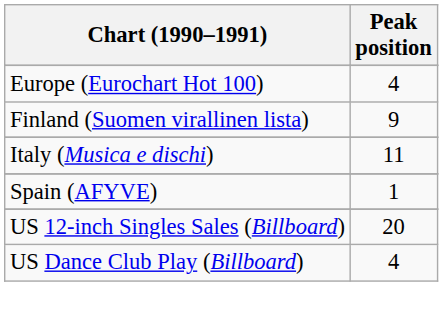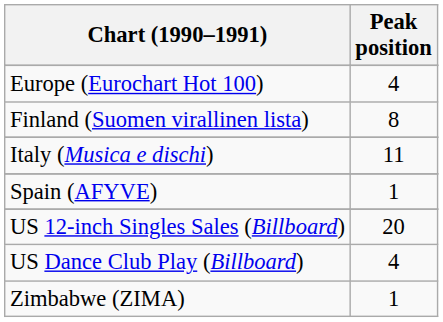(394, 119) 9 -> (394, 119) 8
+ row: (97, 298)
